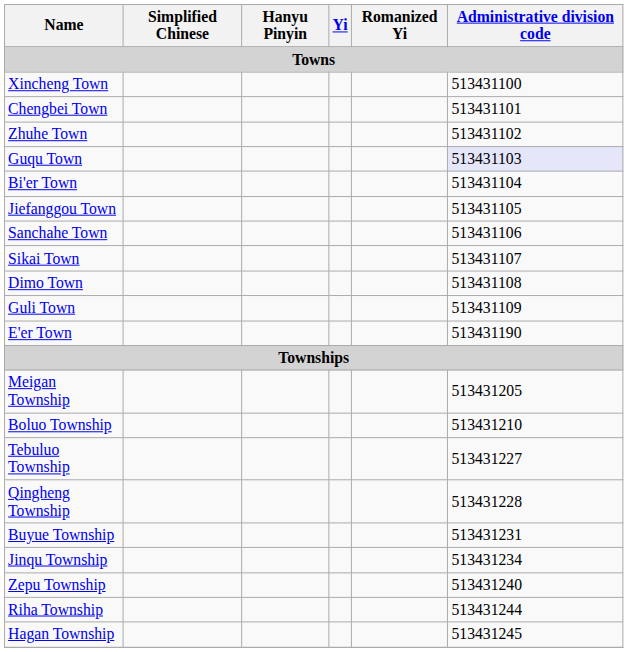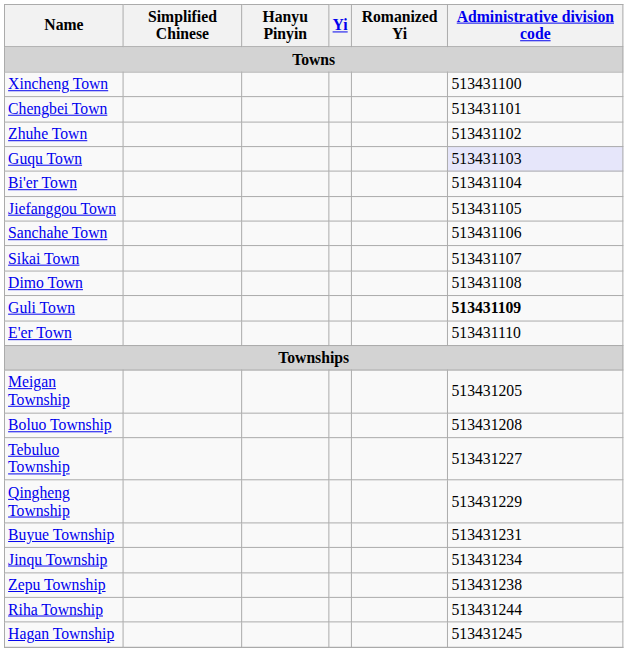(486, 308) normal -> (486, 308) bold
(486, 332) 513431190 -> (486, 332) 513431110
(487, 425) 513431210 -> (487, 425) 513431208
(487, 501) 513431228 -> (487, 501) 513431229
(487, 584) 513431240 -> (487, 584) 513431238
